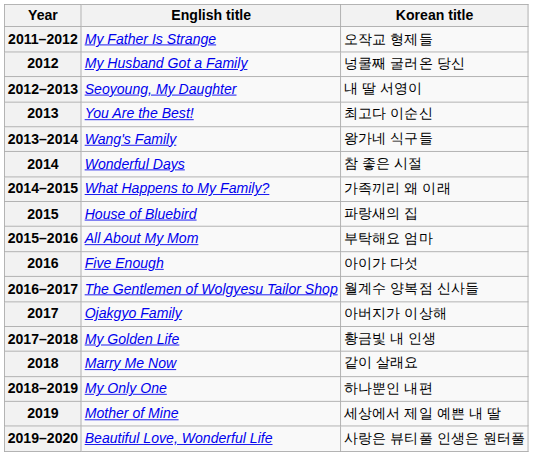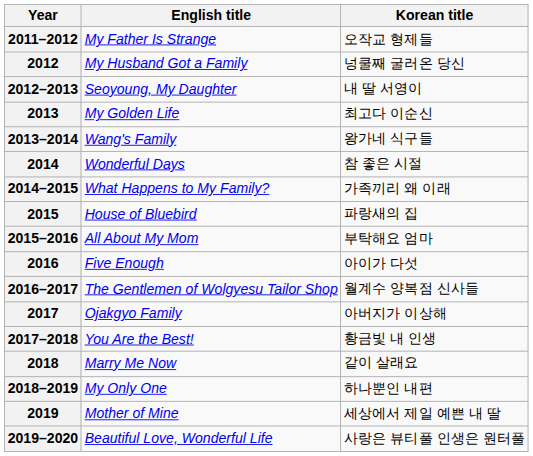(139, 114) You Are the Best! -> (132, 114) My Golden Life
(132, 338) My Golden Life -> (139, 338) You Are the Best!
